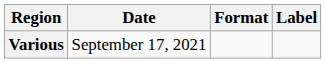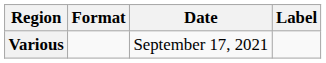columns swapped: (139, 17) <-> (241, 17)
